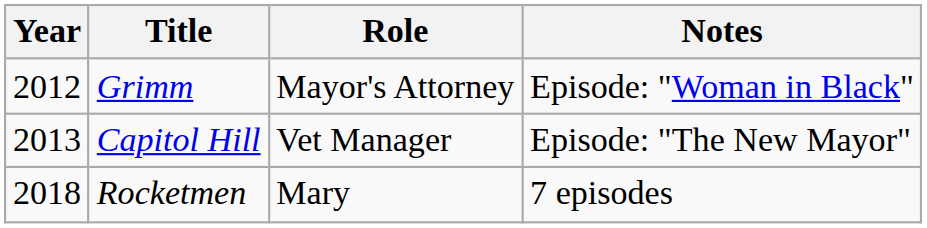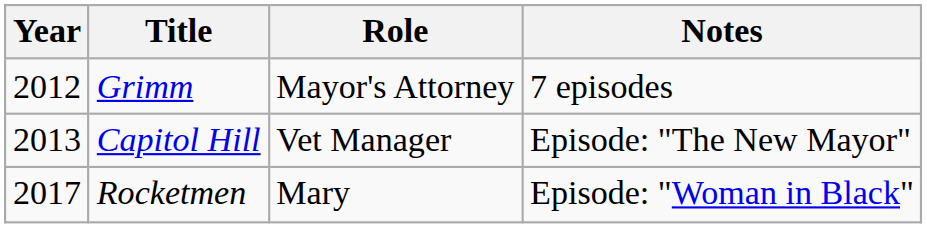(722, 85) Episode: "Woman in Black" -> (602, 85) 7 episodes
(47, 193) 2018 -> (47, 193) 2017
(602, 193) 7 episodes -> (722, 193) Episode: "Woman in Black"
